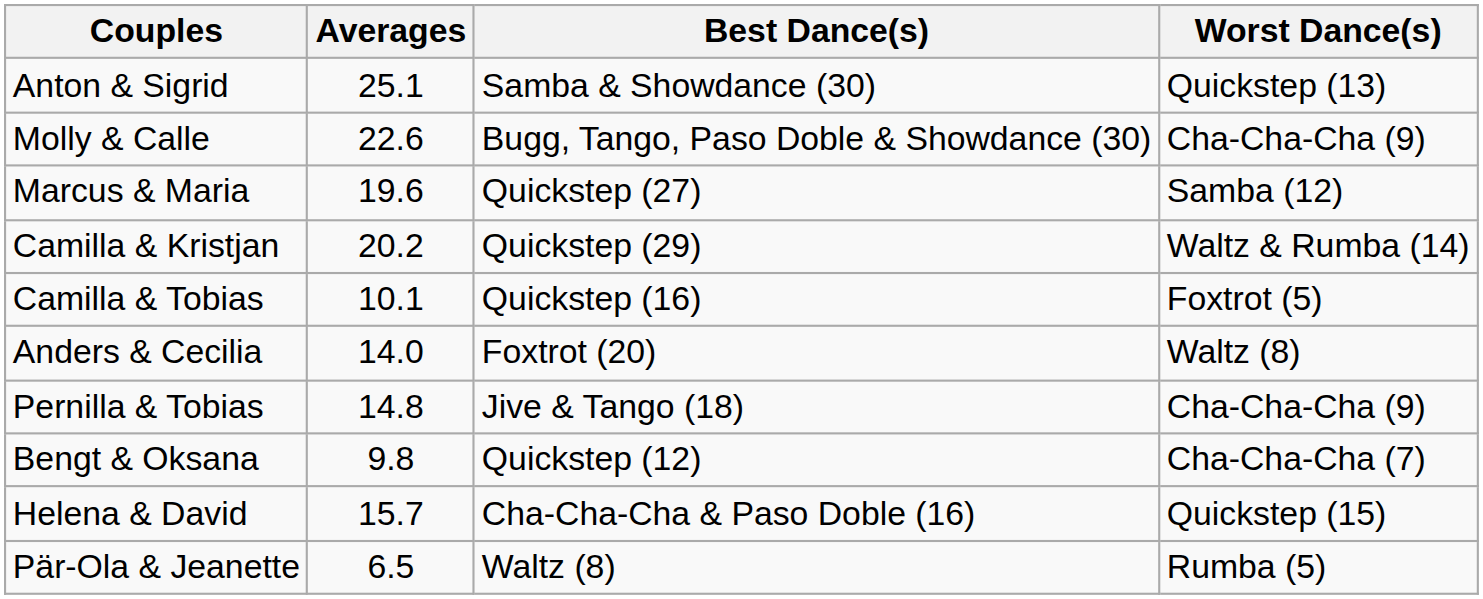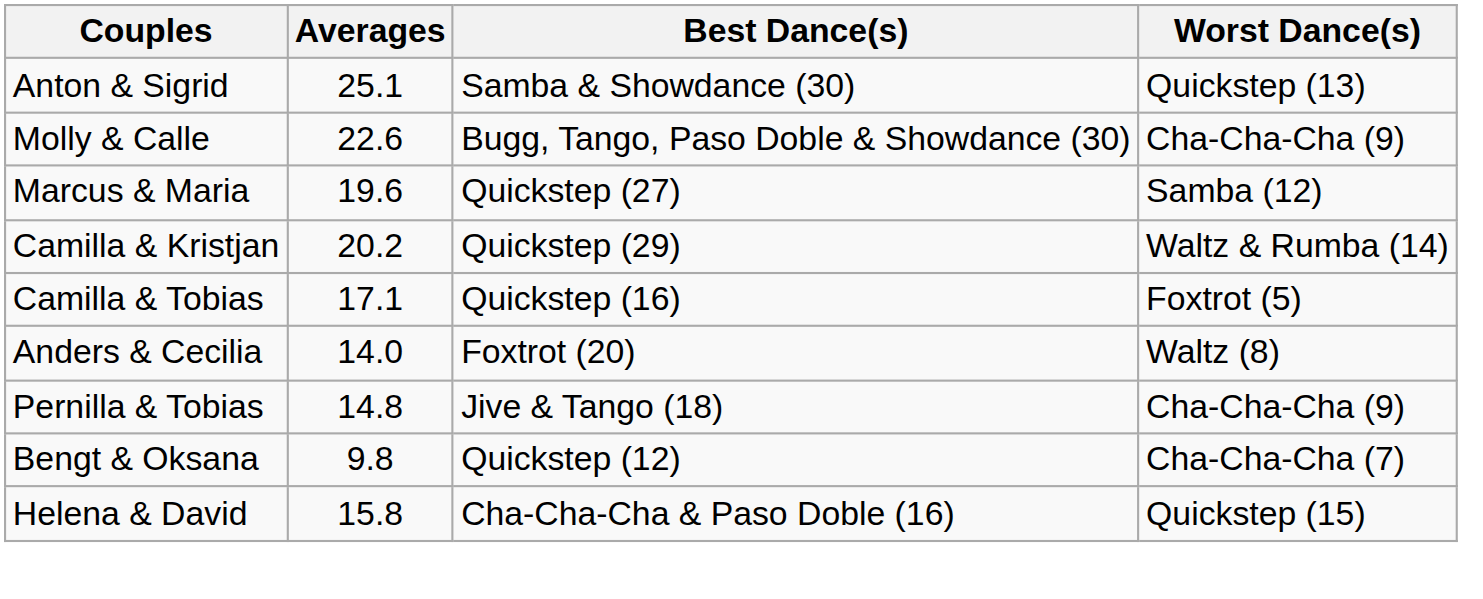(391, 298) 10.1 -> (370, 298) 17.1
(391, 513) 15.7 -> (370, 513) 15.8
- row: (156, 566)
